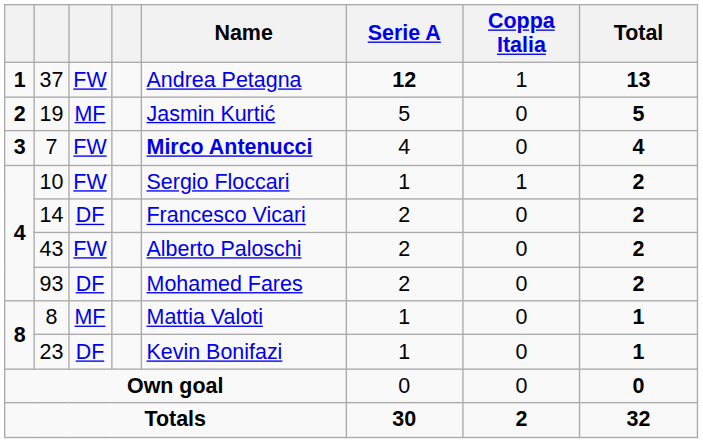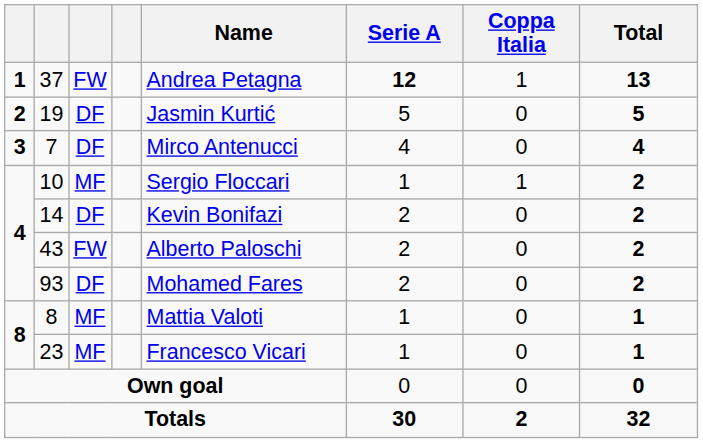(90, 113) MF -> (90, 113) DF
(90, 147) FW -> (90, 147) DF
(230, 147) bold -> (222, 147) normal
(90, 181) FW -> (90, 181) MF
(226, 215) Francesco Vicari -> (214, 215) Kevin Bonifazi
(90, 351) DF -> (90, 351) MF
(214, 351) Kevin Bonifazi -> (226, 351) Francesco Vicari
